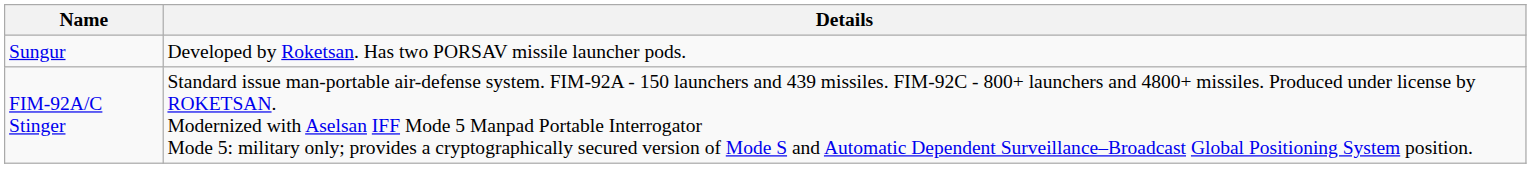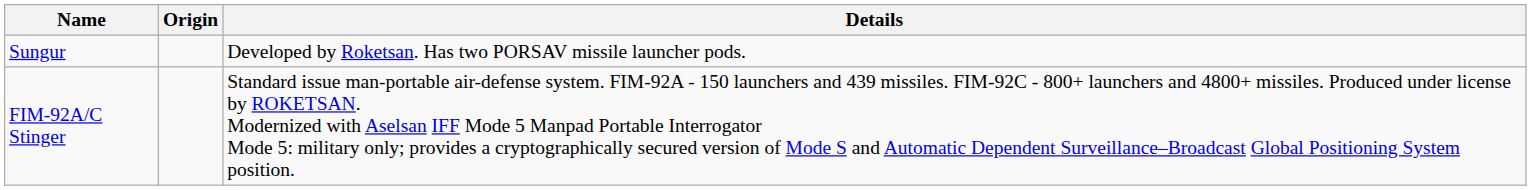+ column: (191, 19)
